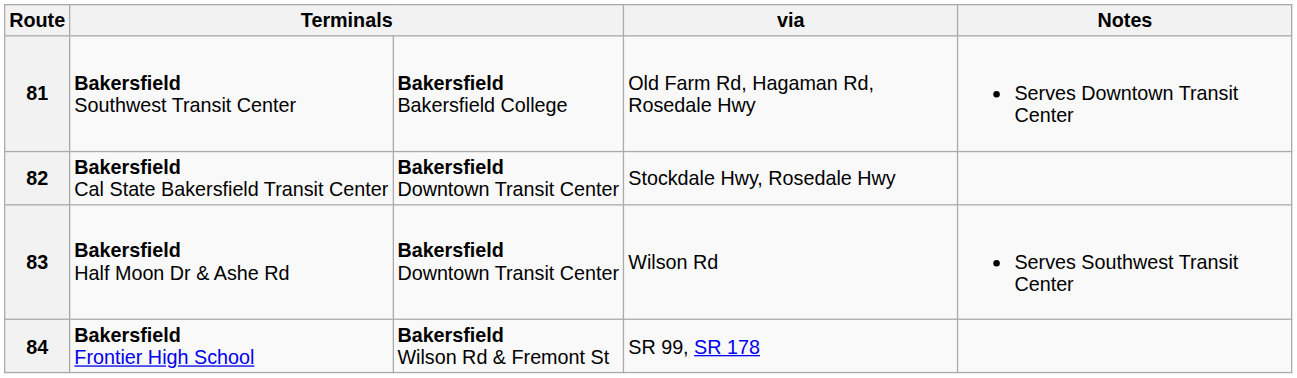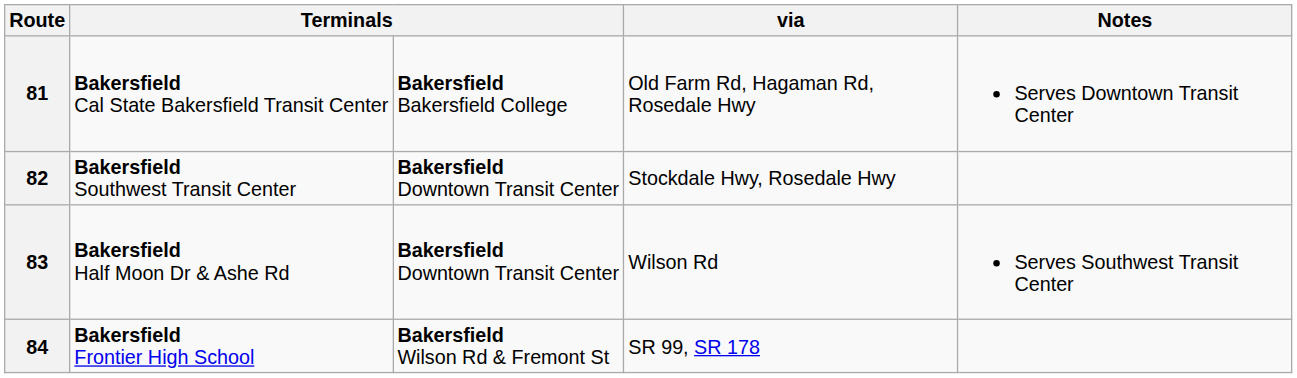(185, 94) Bakersfield Southwest Transit Center -> (231, 94) Bakersfield Cal State Bakersfield Transit Center
(231, 178) Bakersfield Cal State Bakersfield Transit Center -> (185, 178) Bakersfield Southwest Transit Center
